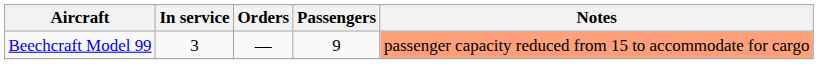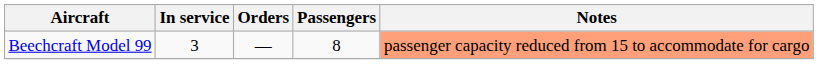(337, 44) 9 -> (337, 44) 8
